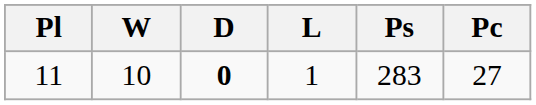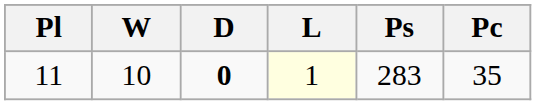(312, 74) no background -> (312, 74) lightyellow background
(487, 74) 27 -> (487, 74) 35
